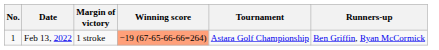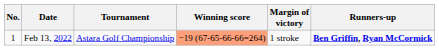columns swapped: (260, 17) <-> (96, 17)
(369, 38) normal -> (373, 38) bold
